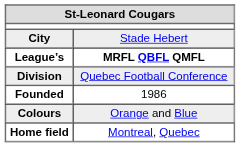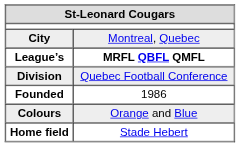(154, 38) Stade Hebert -> (154, 38) Montreal, Quebec
(154, 132) Montreal, Quebec -> (154, 132) Stade Hebert
